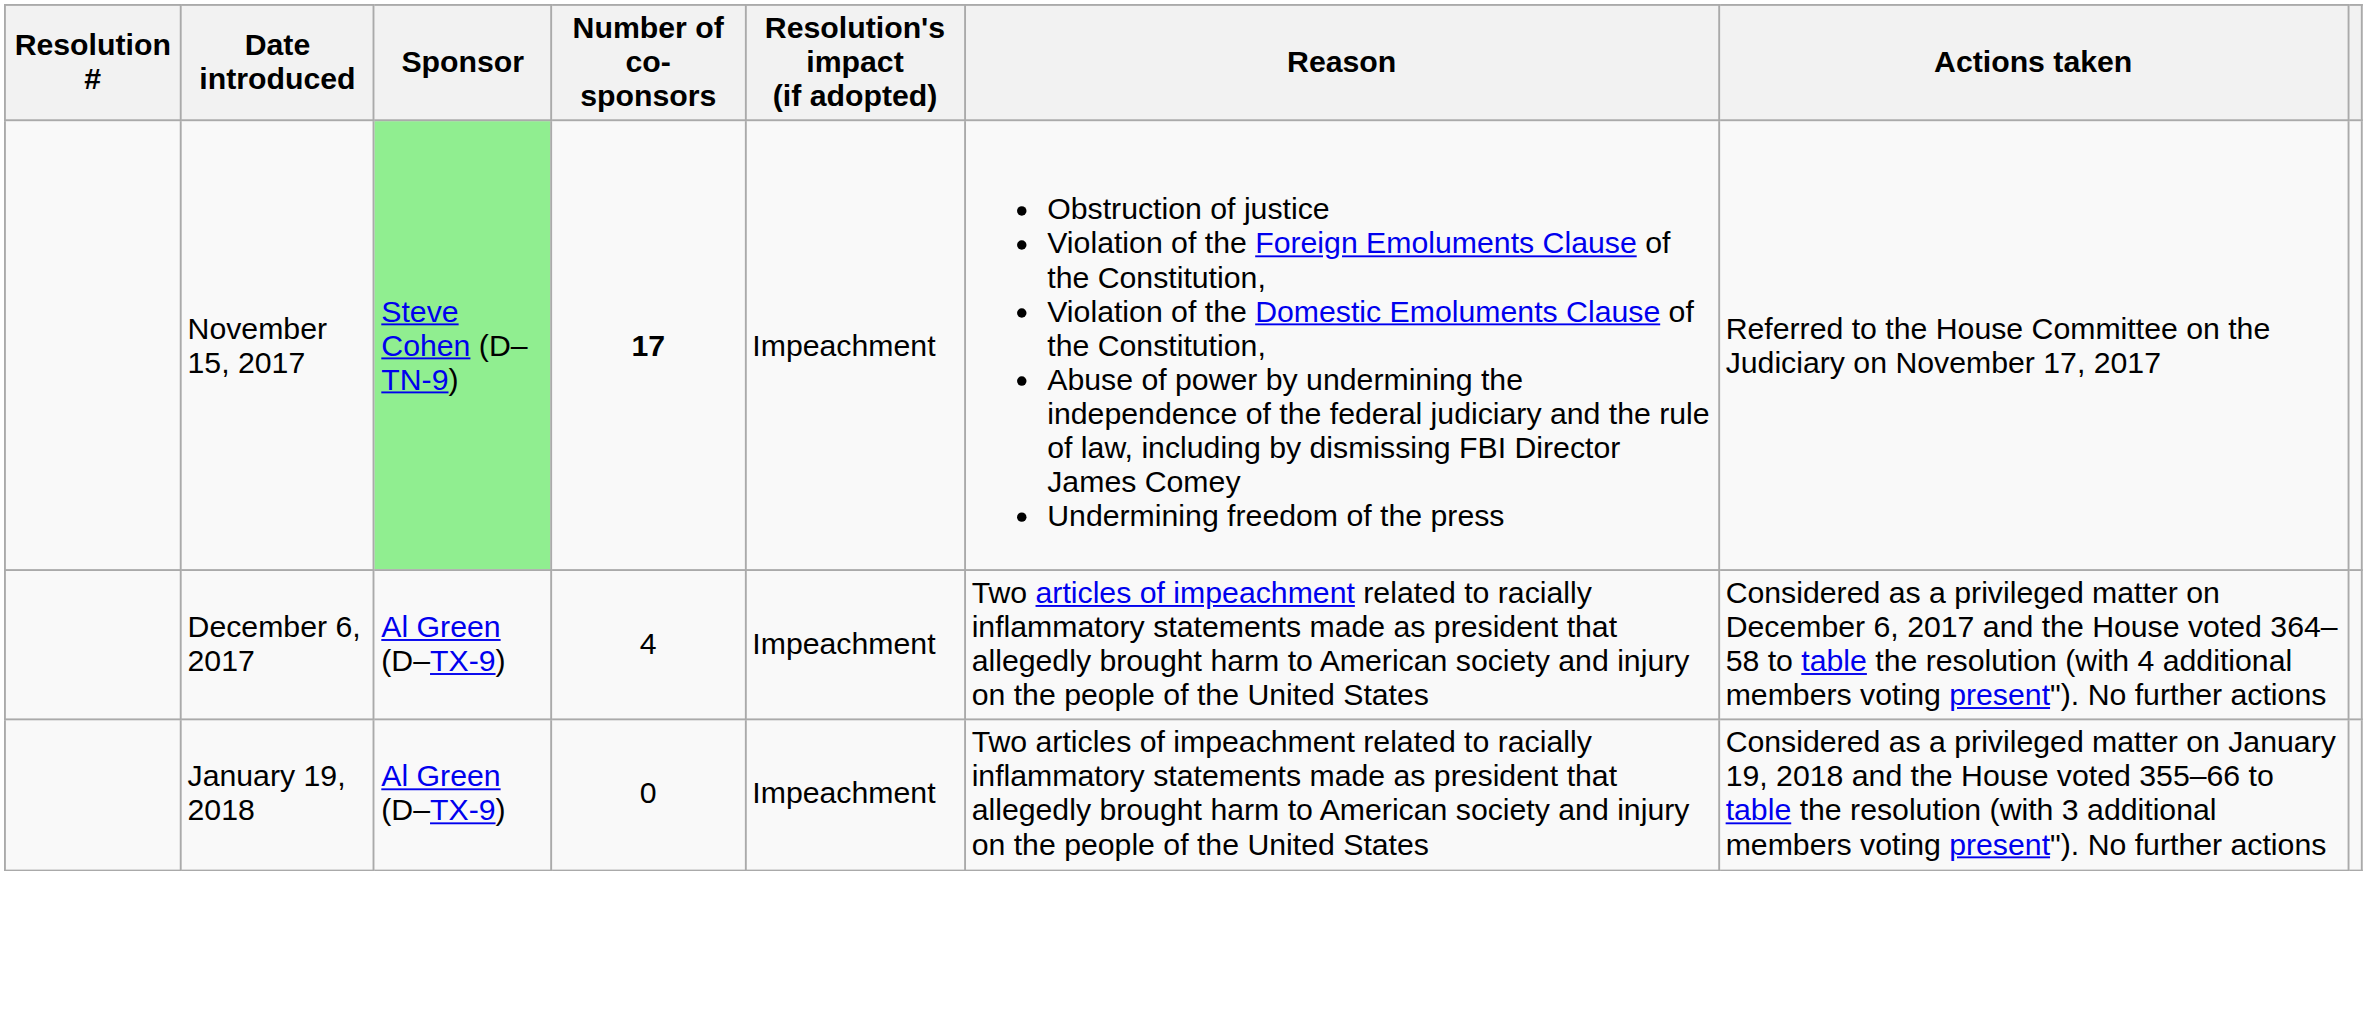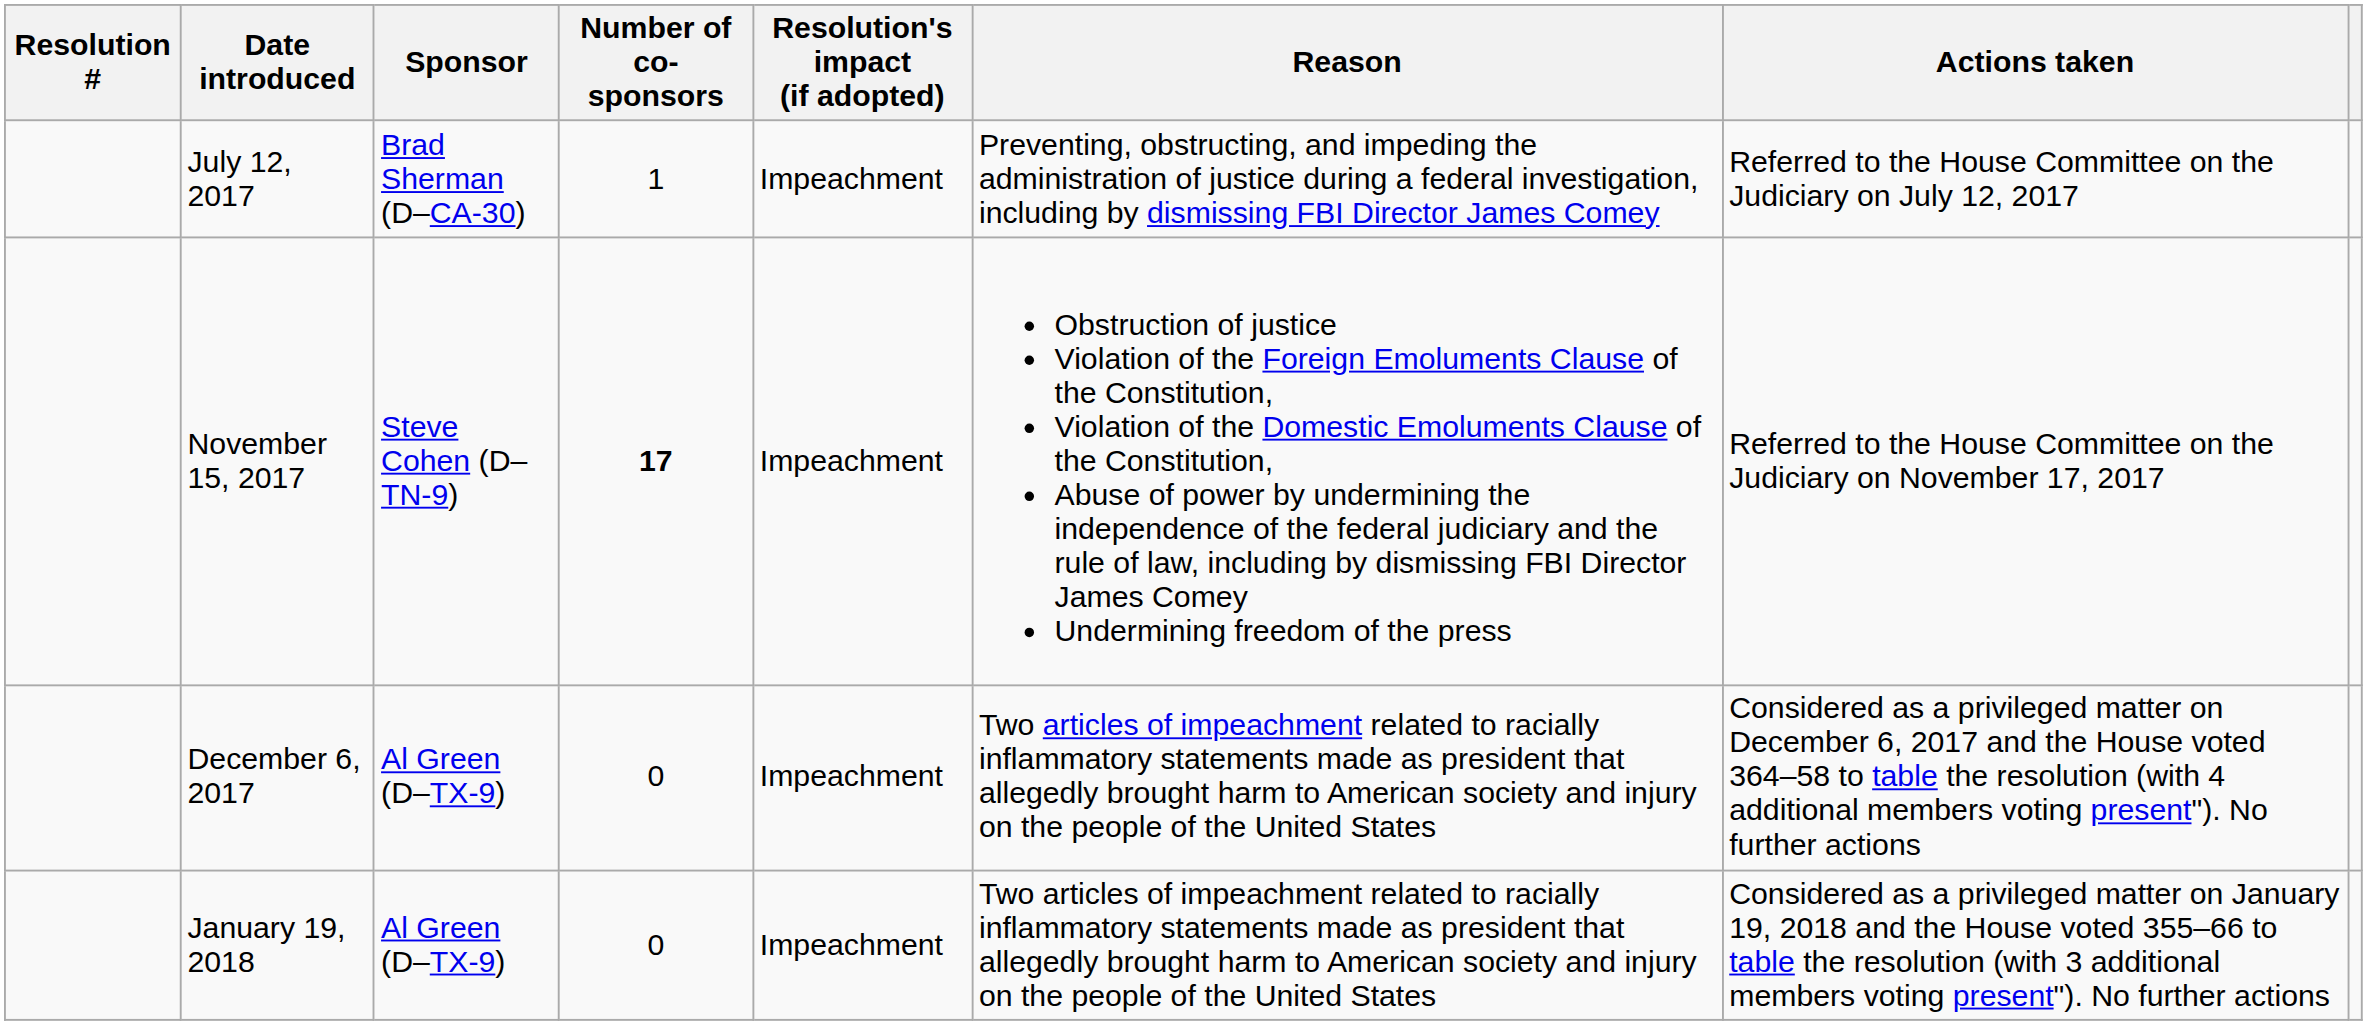+ row: (240, 178)
(454, 344) lightgreen background -> (454, 460) no background
(648, 644) 4 -> (656, 777) 0
